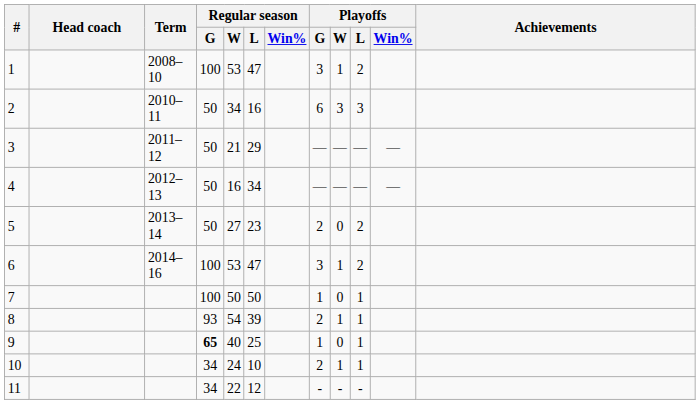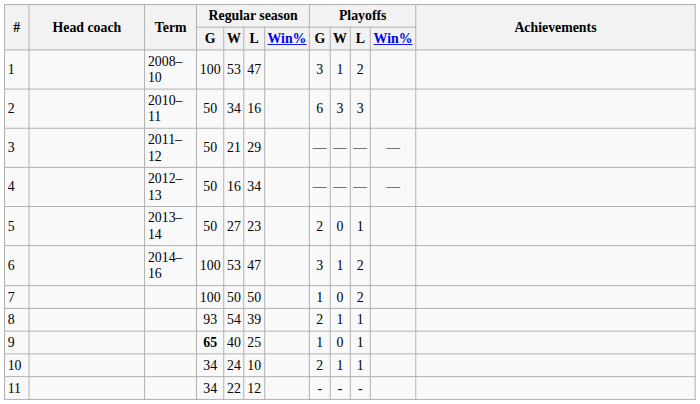(360, 226) 2 -> (360, 226) 1
(360, 296) 1 -> (360, 296) 2
